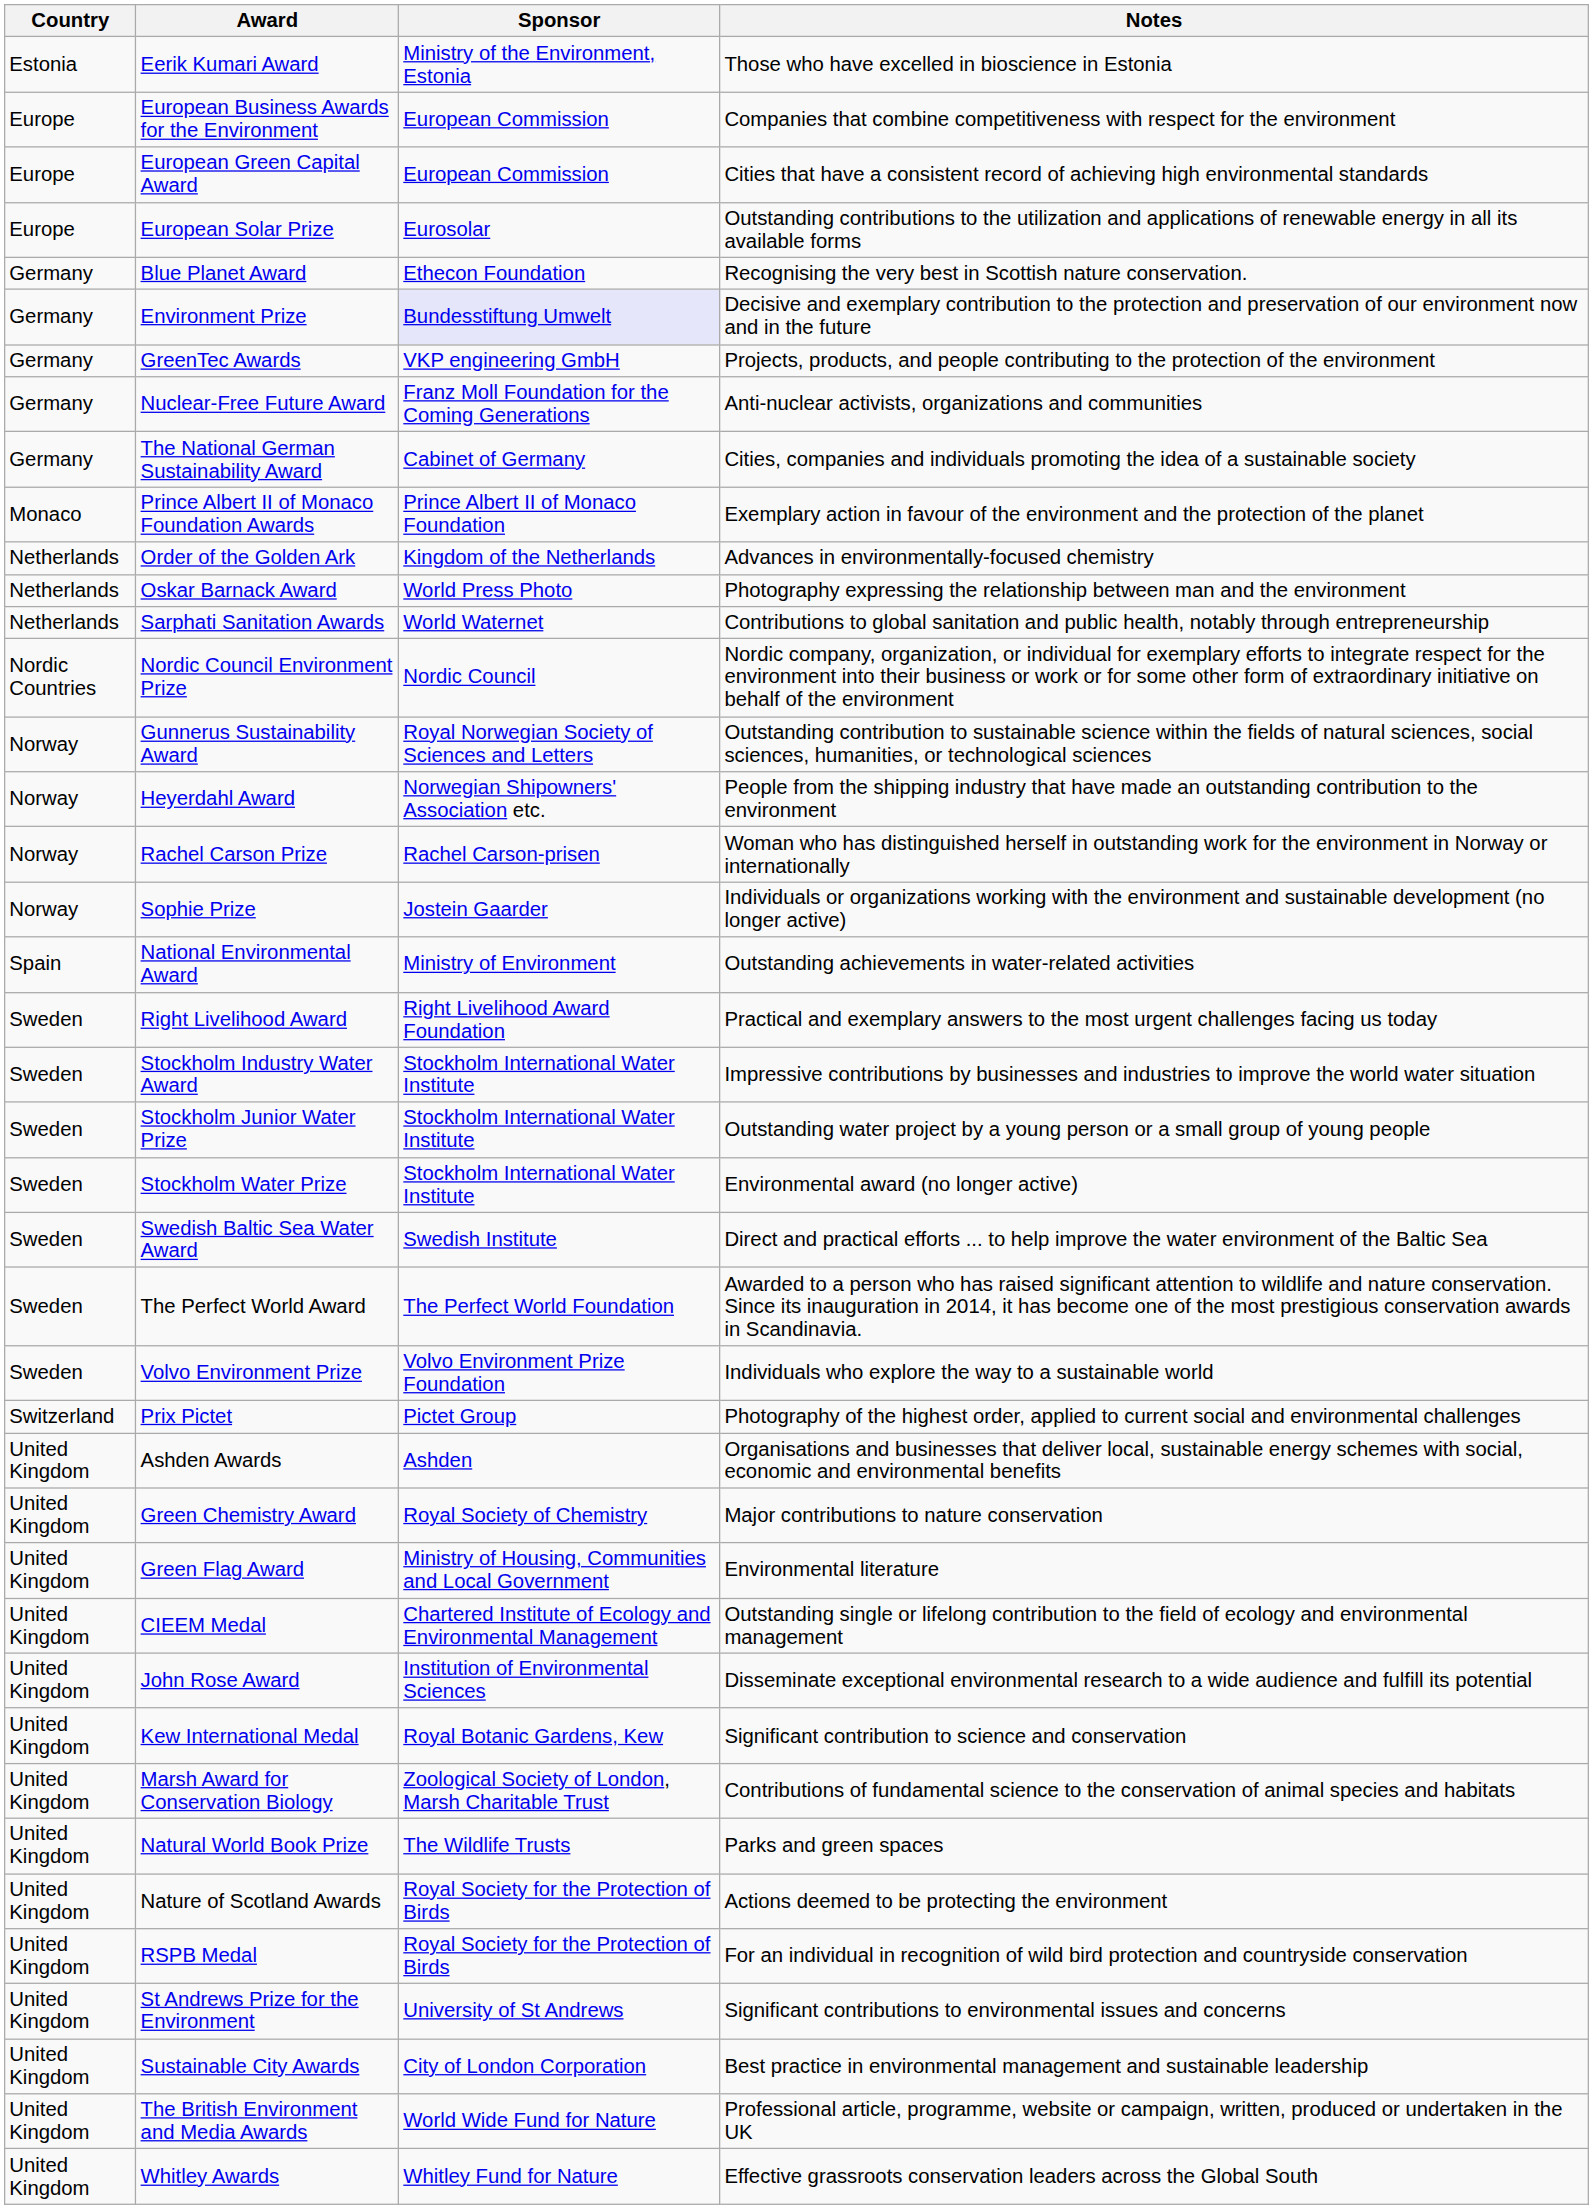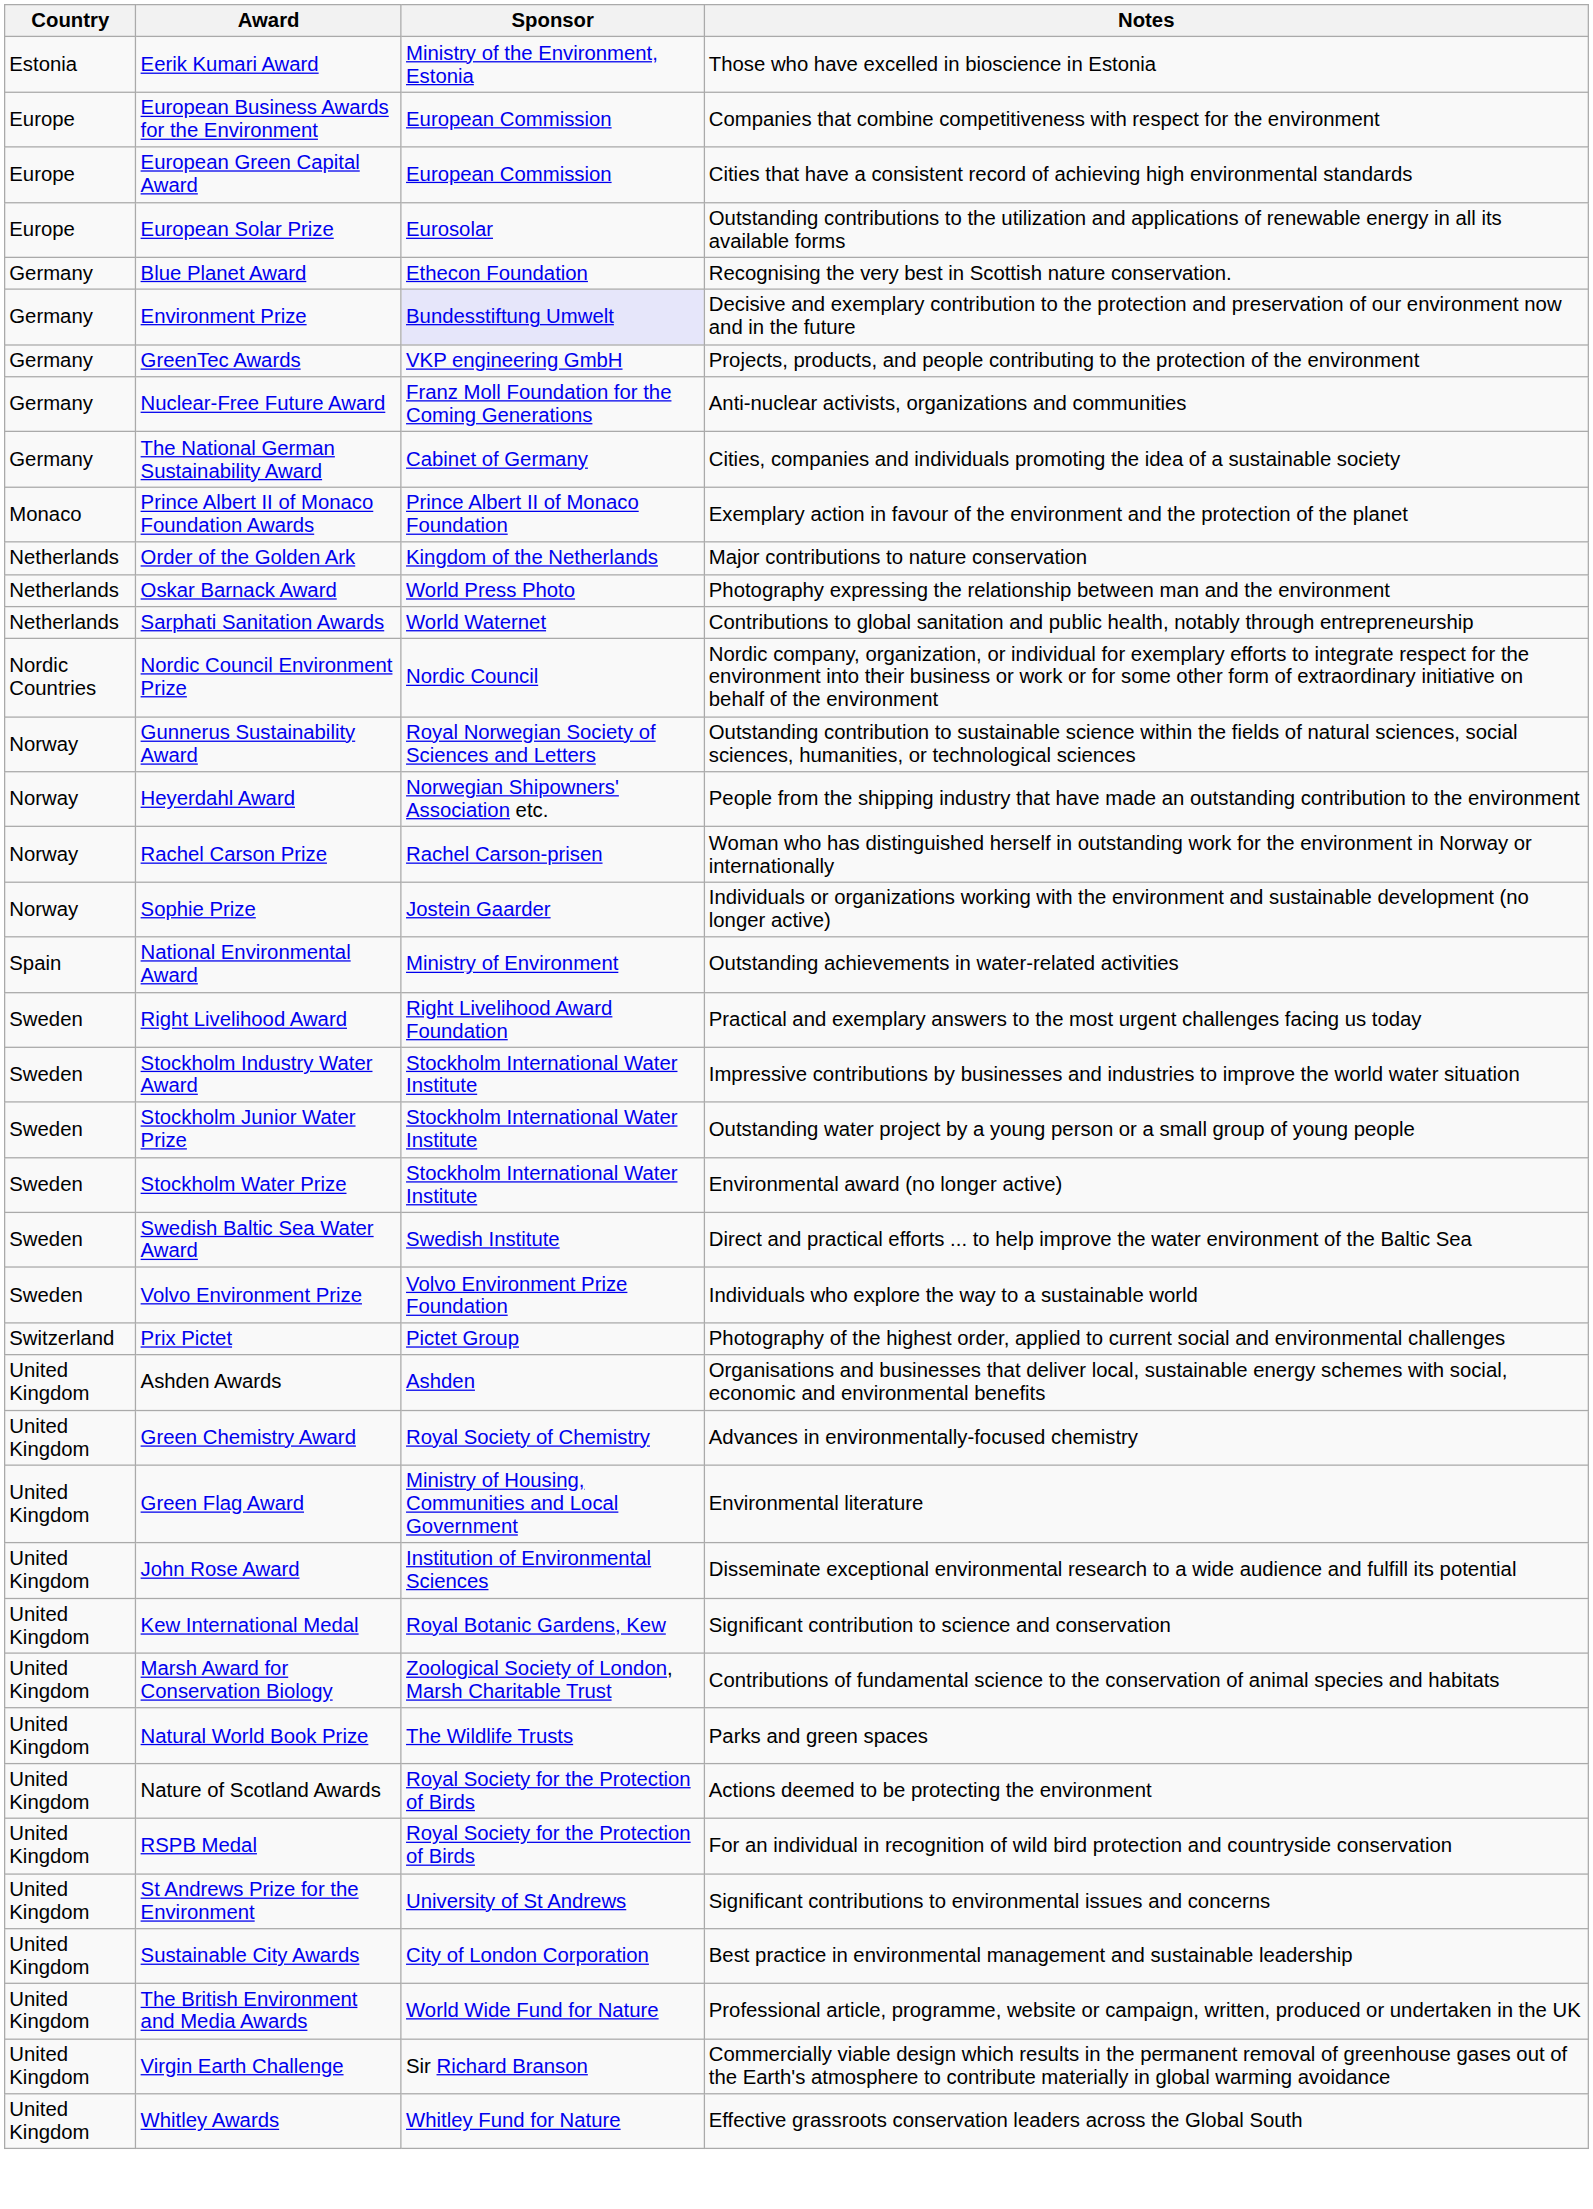(939, 557) Advances in environmentally-focused chemistry -> (898, 557) Major contributions to nature conservation
- row: (253, 1306)
(914, 1515) Major contributions to nature conservation -> (923, 1437) Advances in environmentally-focused chemistry
- row: (203, 1625)
+ row: (242, 2066)
